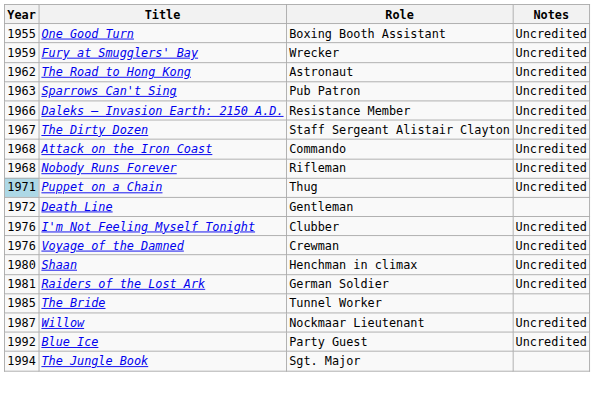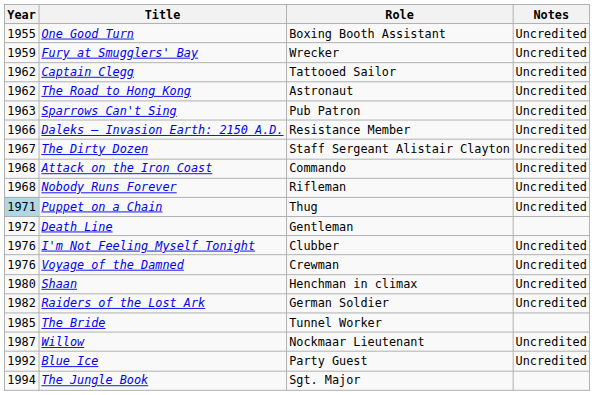+ row: (88, 72)
(22, 284) 1981 -> (22, 303) 1982
